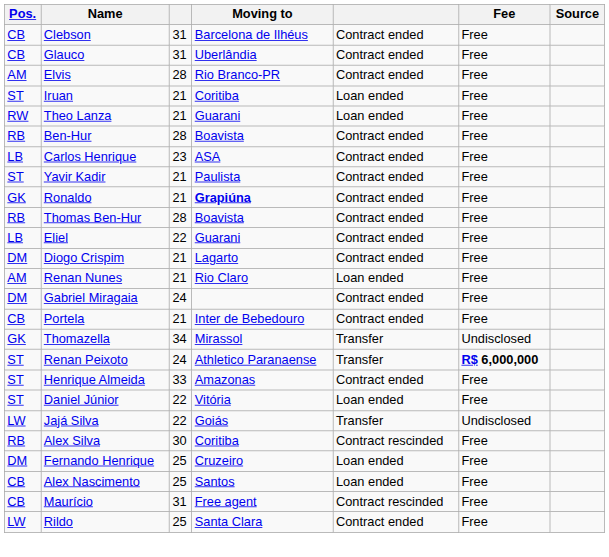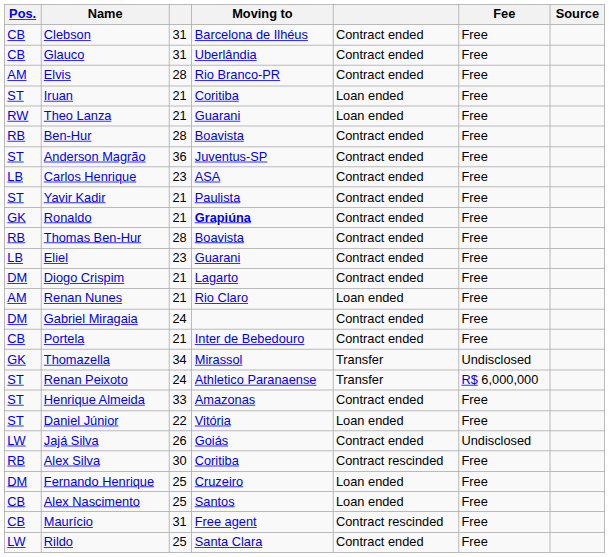+ row: (95, 156)
(180, 237) 22 -> (180, 258) 23
(500, 359) bold -> (500, 380) normal
(180, 420) 22 -> (180, 440) 26
(360, 420) Transfer -> (380, 440) Contract ended
